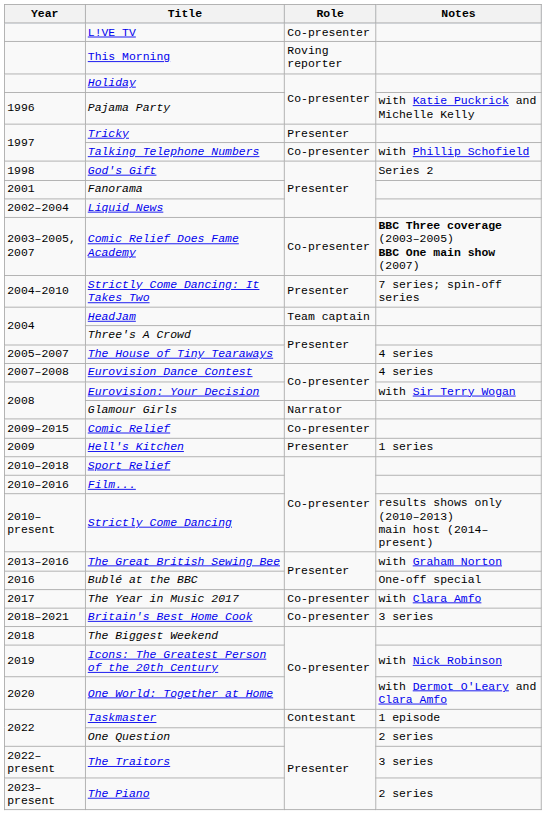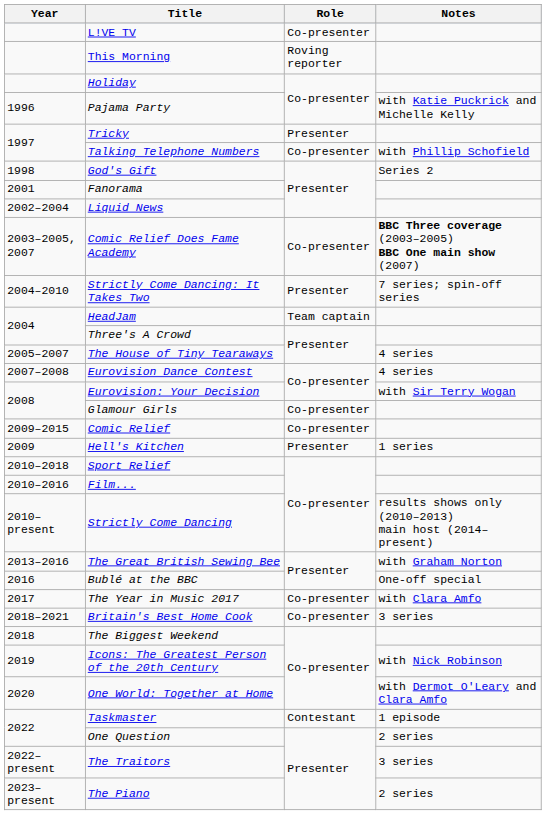(315, 410) Narrator -> (329, 410) Co-presenter
